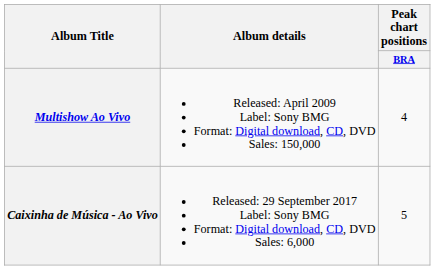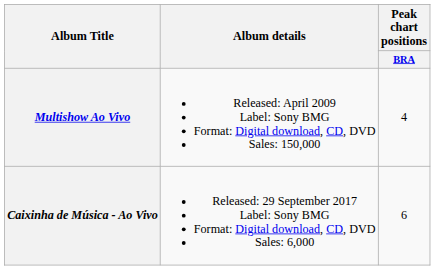(404, 215) 5 -> (404, 215) 6
